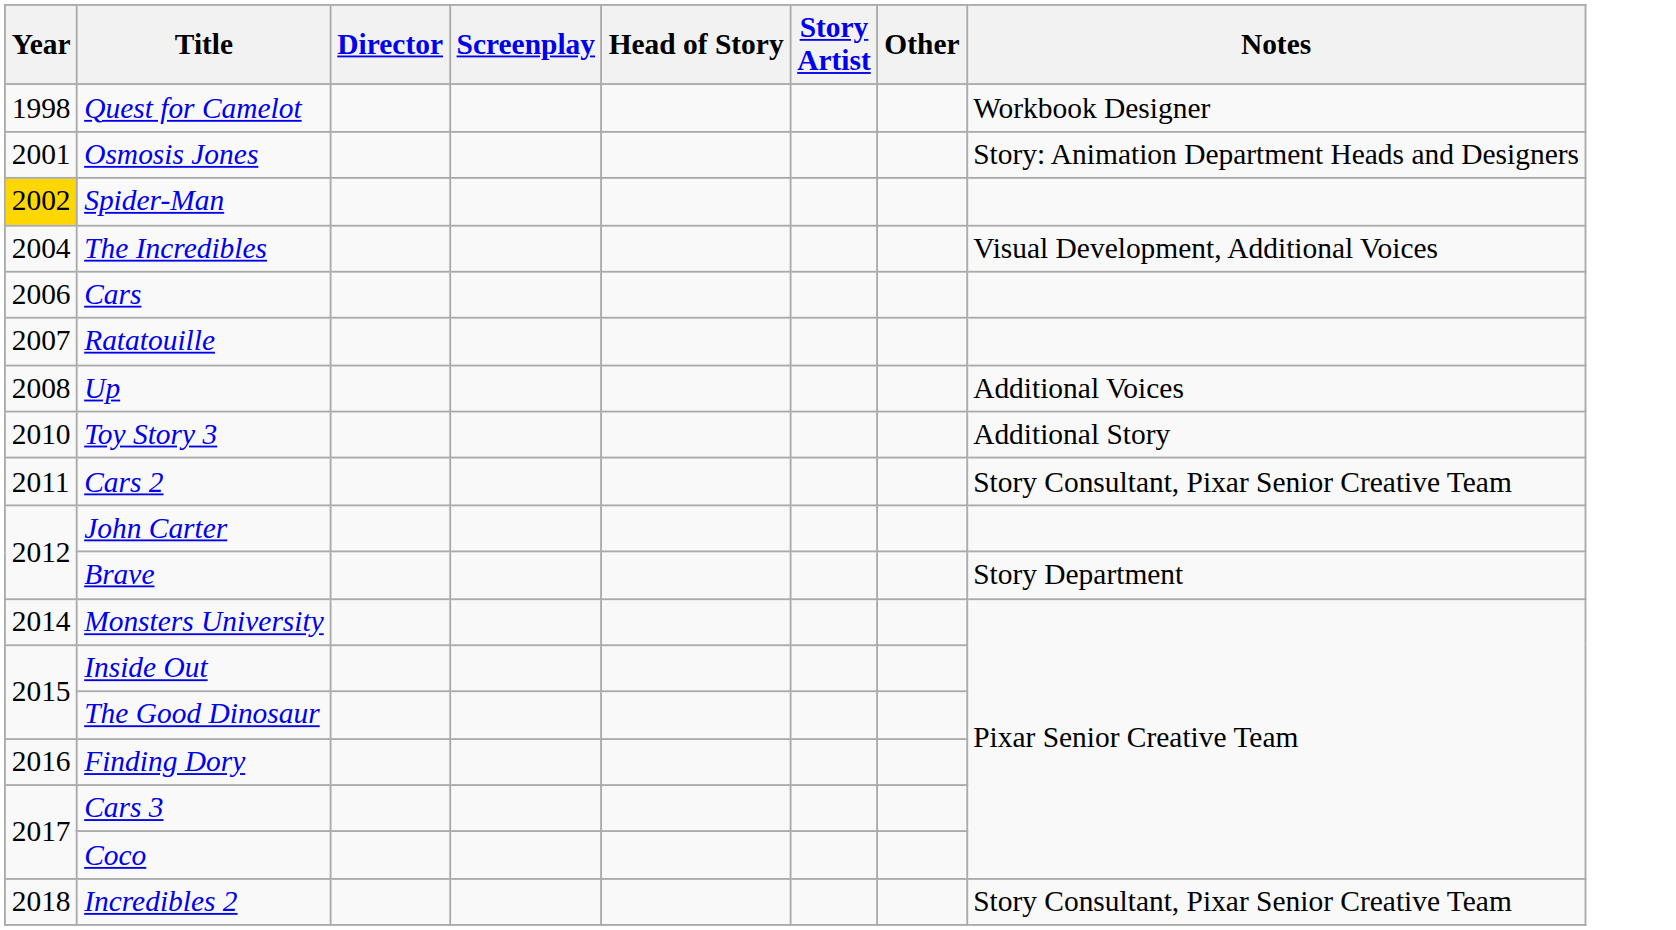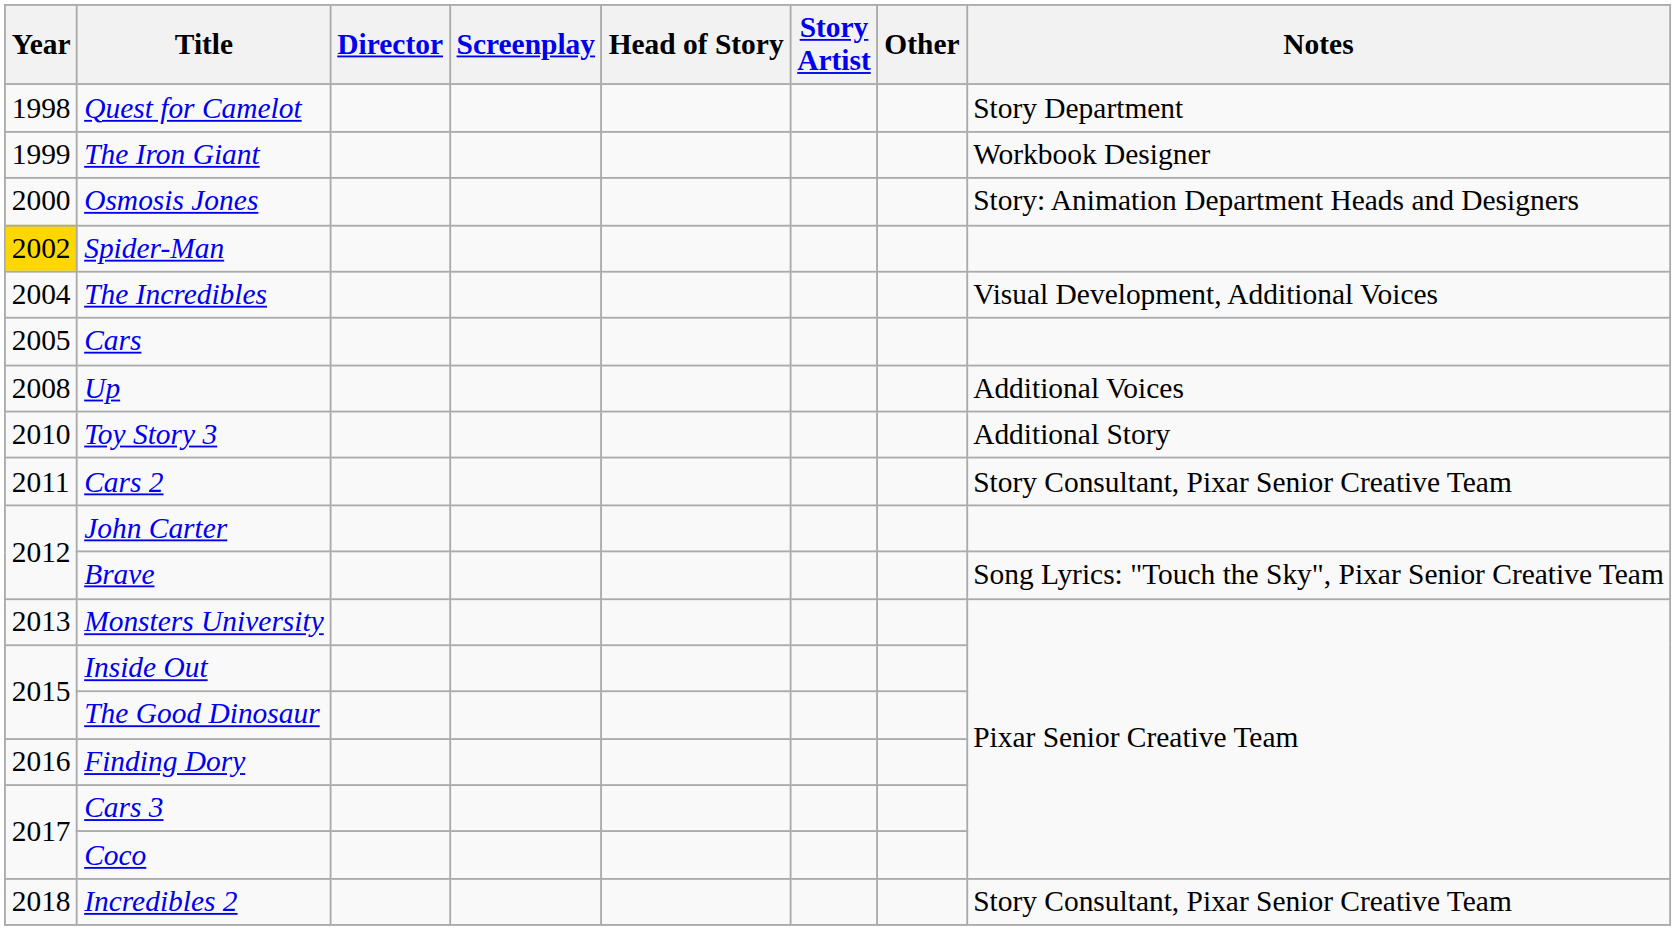(1092, 107) Workbook Designer -> (1078, 107) Story Department
+ row: (172, 154)
(41, 154) 2001 -> (41, 201) 2000
(41, 294) 2006 -> (41, 341) 2005
- row: (150, 341)
(1078, 574) Story Department -> (1318, 574) Song Lyrics: "Touch the Sky", Pixar Senior Creative Team
(41, 621) 2014 -> (41, 621) 2013
